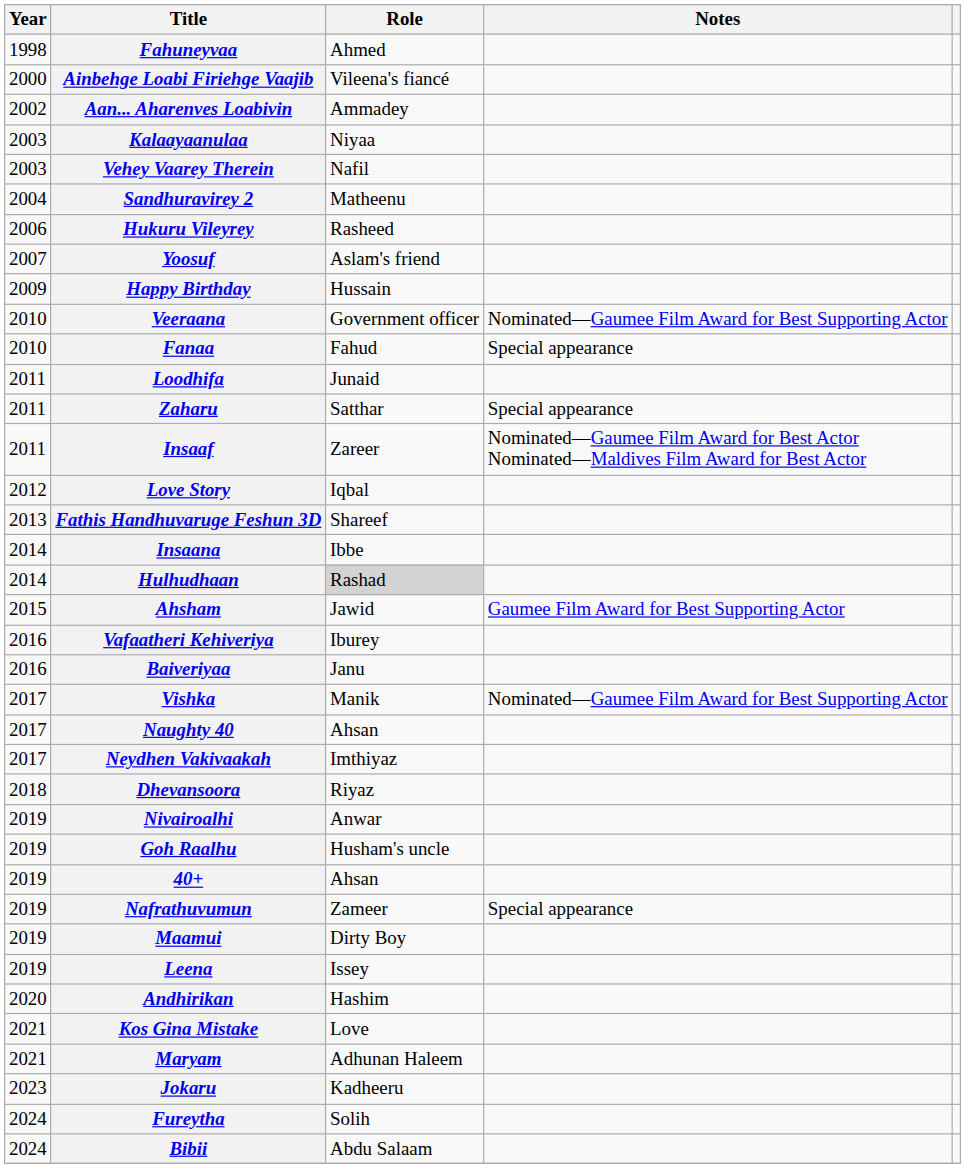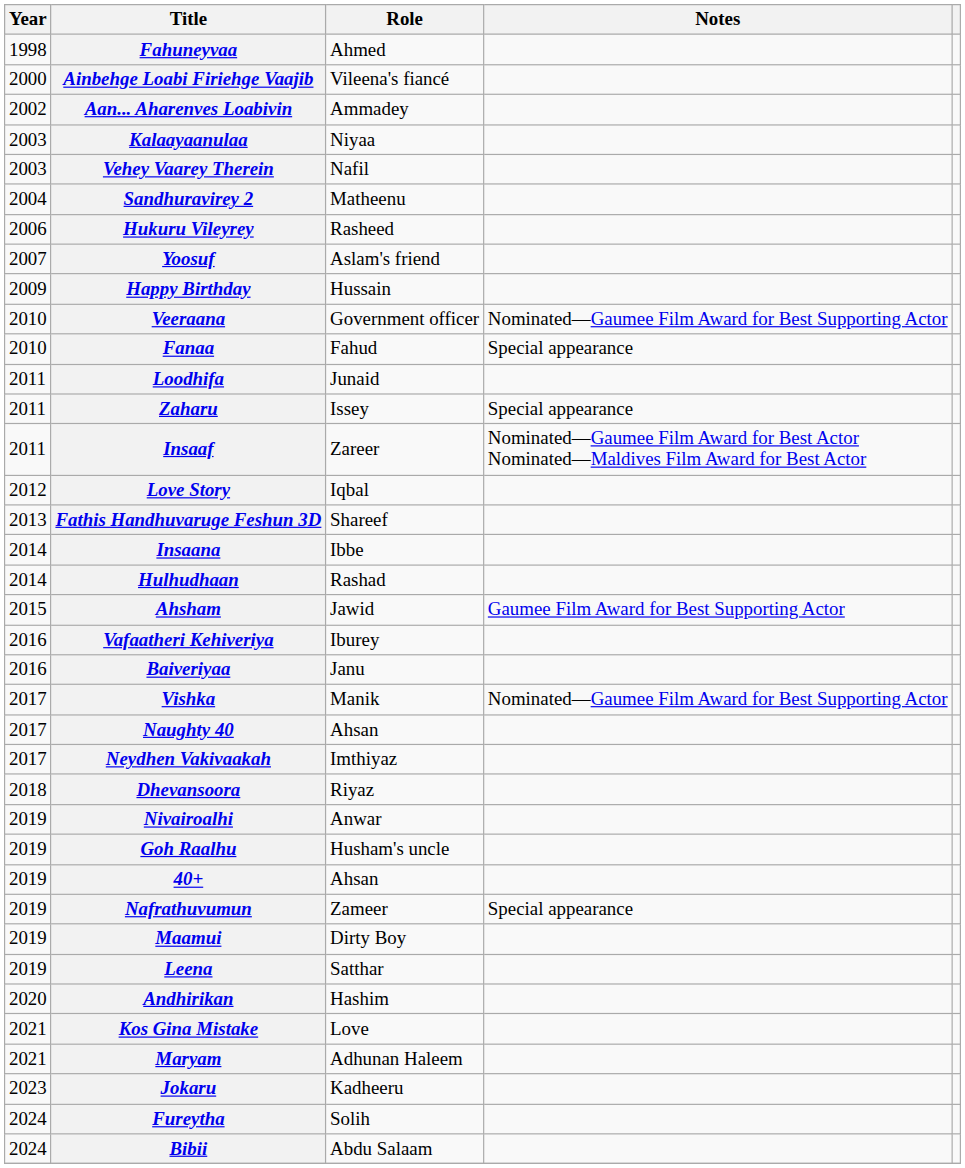(357, 408) Satthar -> (349, 408) Issey
(358, 579) lightgrey background -> (358, 579) no background
(349, 968) Issey -> (357, 968) Satthar
